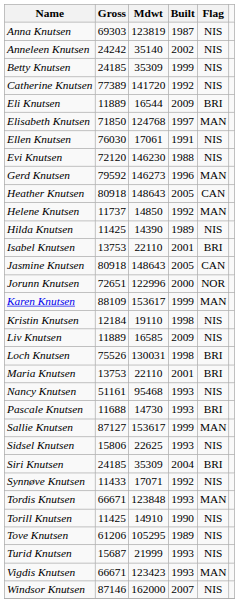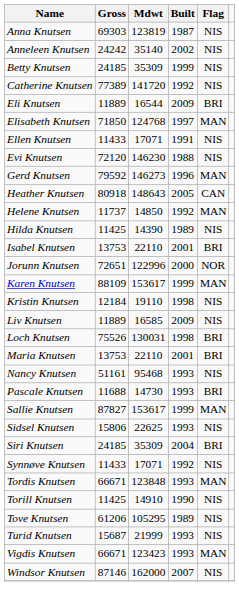(112, 139) 76030 -> (112, 139) 11433
(148, 139) 17061 -> (148, 139) 17071
- row: (46, 265)
(112, 427) 87127 -> (112, 409) 87827
